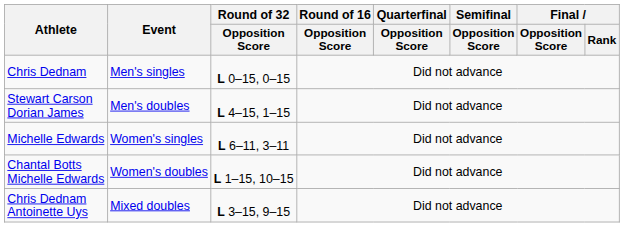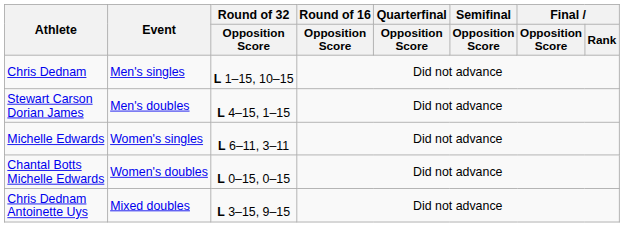(254, 79) L 0–15, 0–15 -> (254, 79) L 1–15, 10–15
(254, 179) L 1–15, 10–15 -> (254, 179) L 0–15, 0–15
